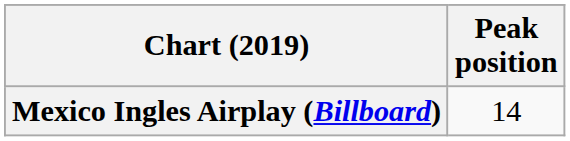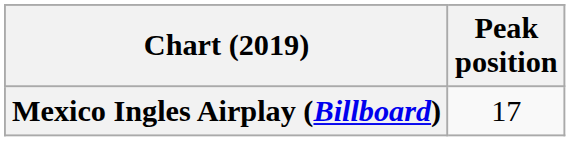(506, 110) 14 -> (506, 110) 17
